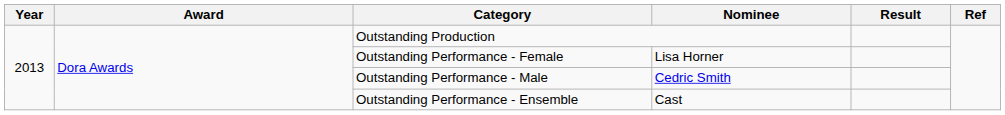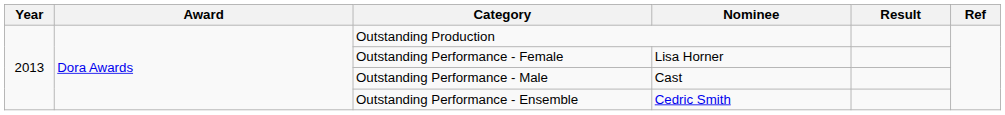(693, 78) Cedric Smith -> (668, 78) Cast
(668, 99) Cast -> (693, 99) Cedric Smith
